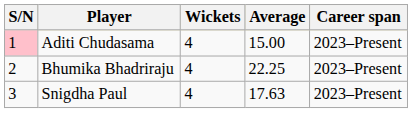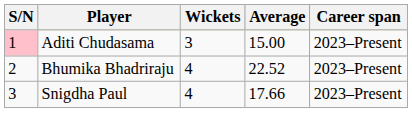(188, 42) 4 -> (188, 42) 3
(267, 68) 22.25 -> (267, 68) 22.52
(267, 94) 17.63 -> (267, 94) 17.66
